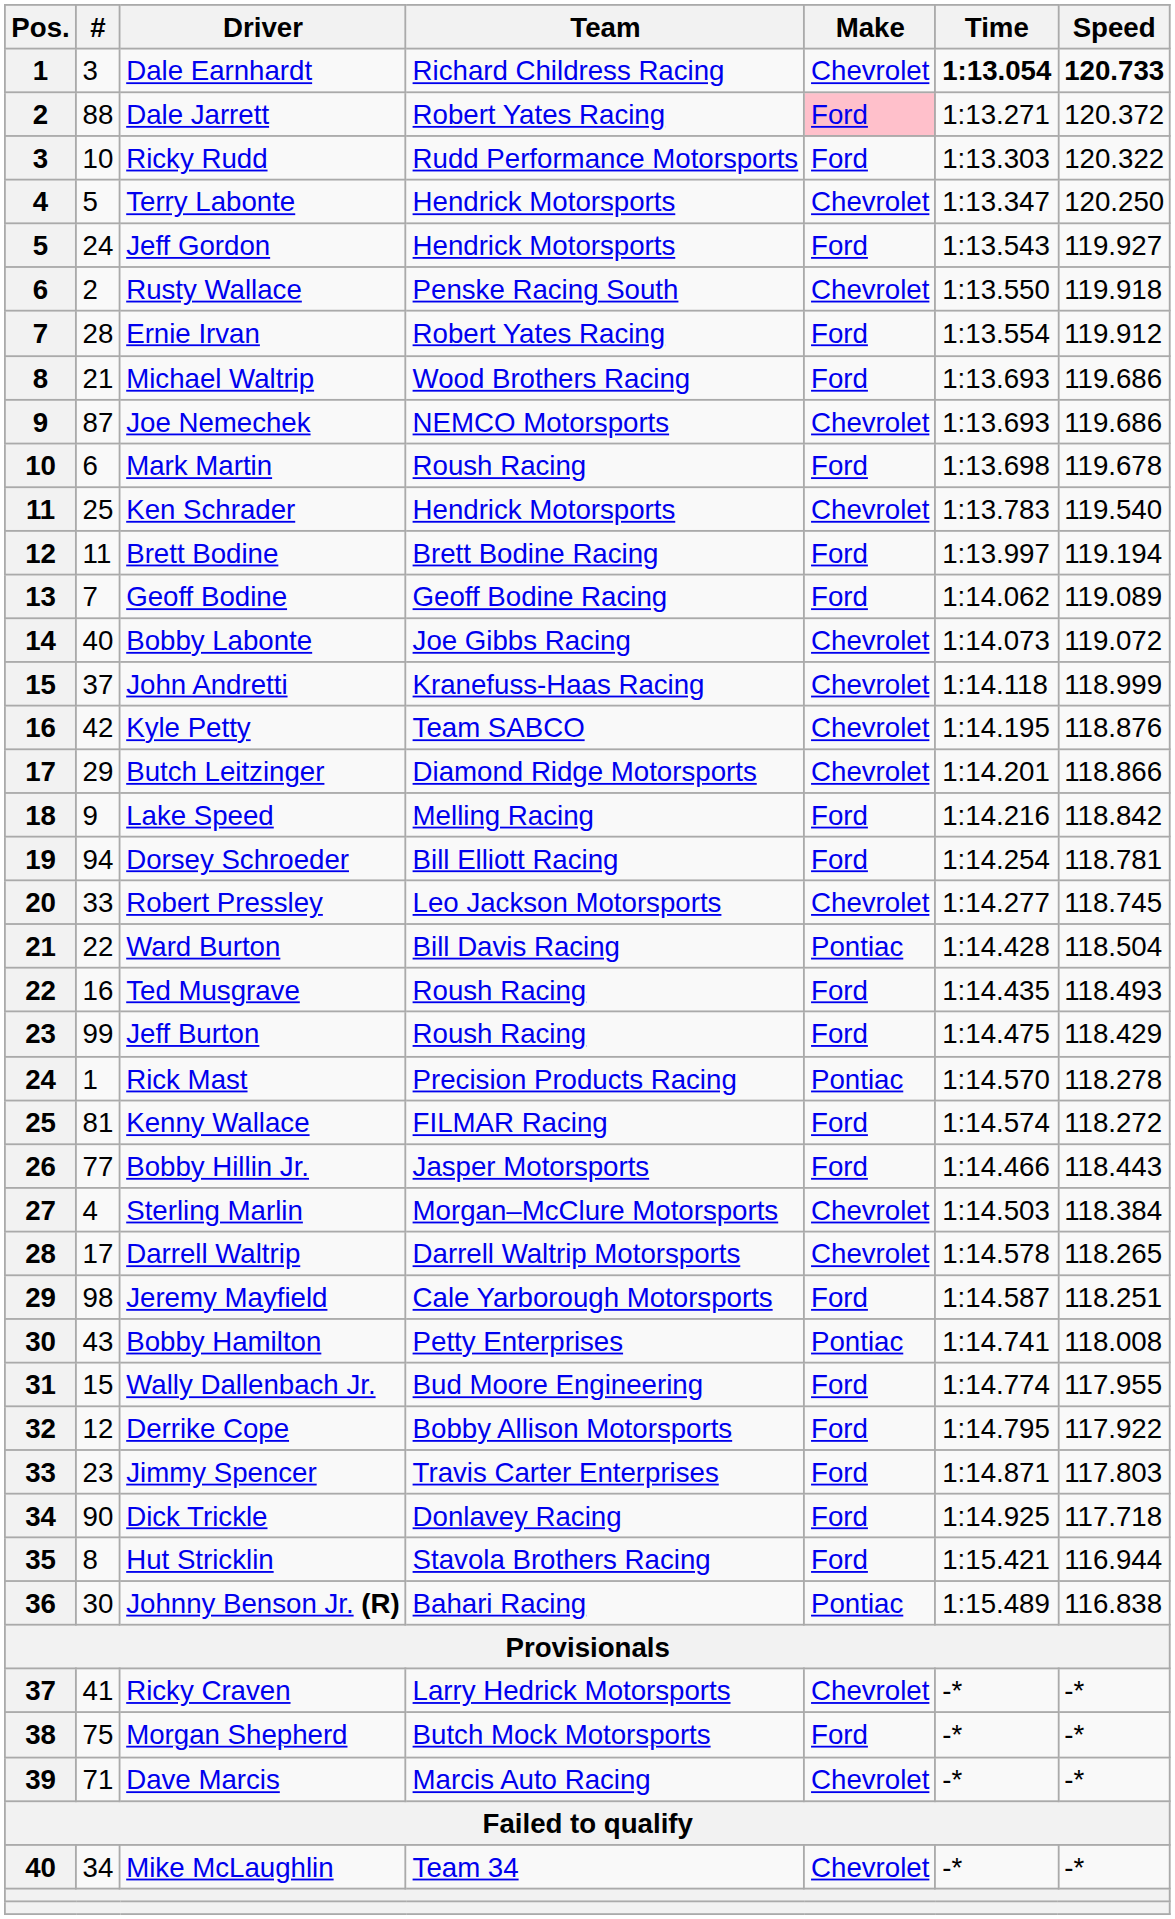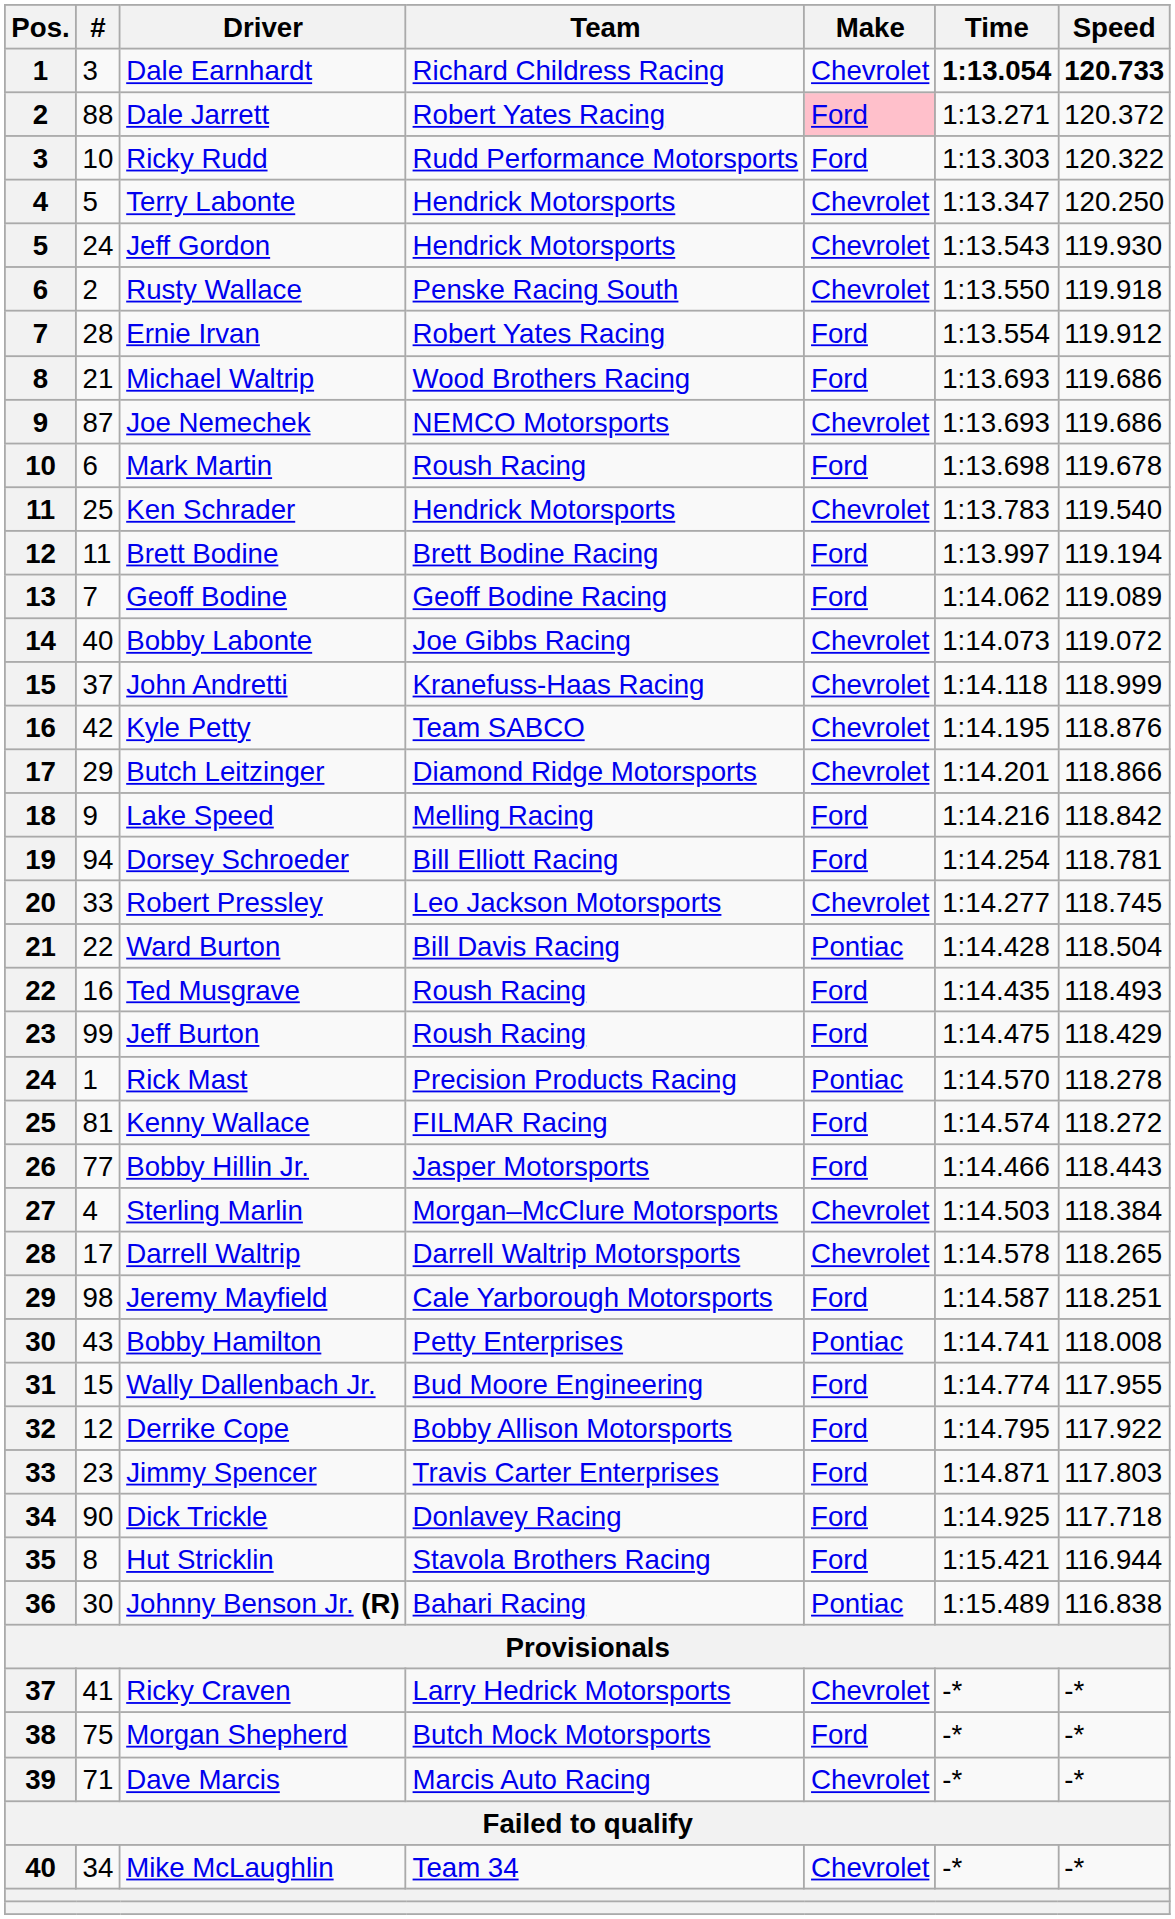(839, 246) Ford -> (870, 246) Chevrolet
(1113, 246) 119.927 -> (1113, 246) 119.930
